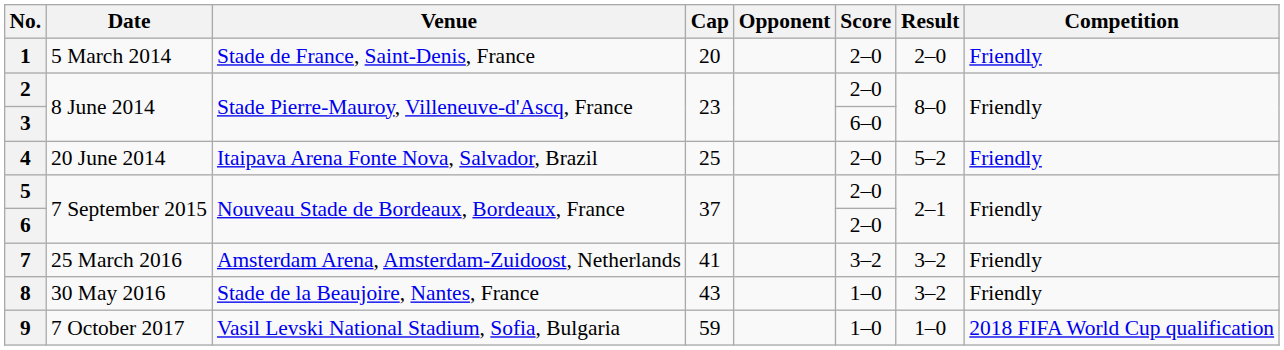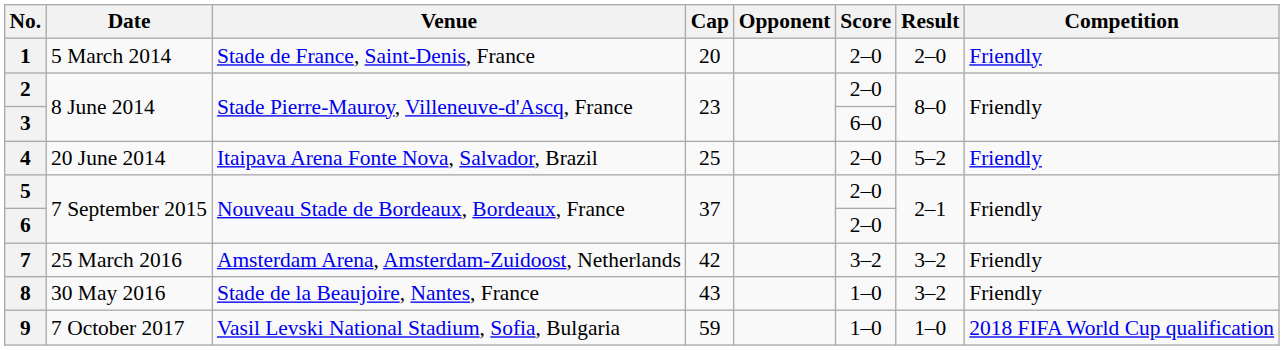(710, 259) 41 -> (710, 259) 42
